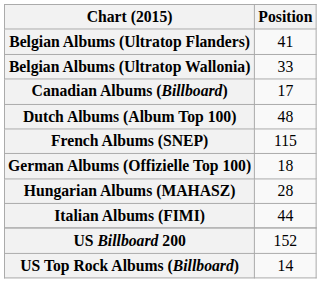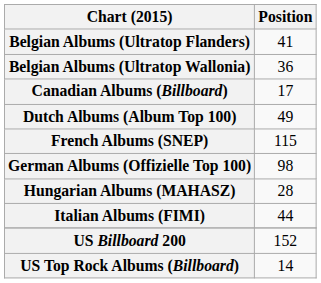(285, 66) 33 -> (285, 66) 36
(285, 116) 48 -> (285, 116) 49
(285, 166) 18 -> (285, 166) 98
